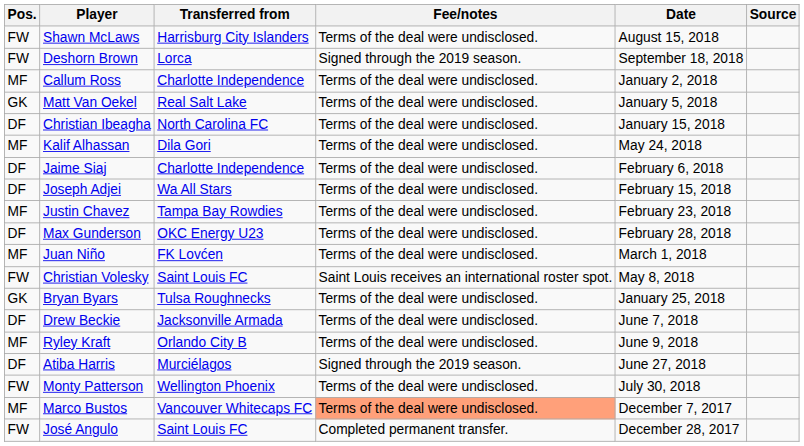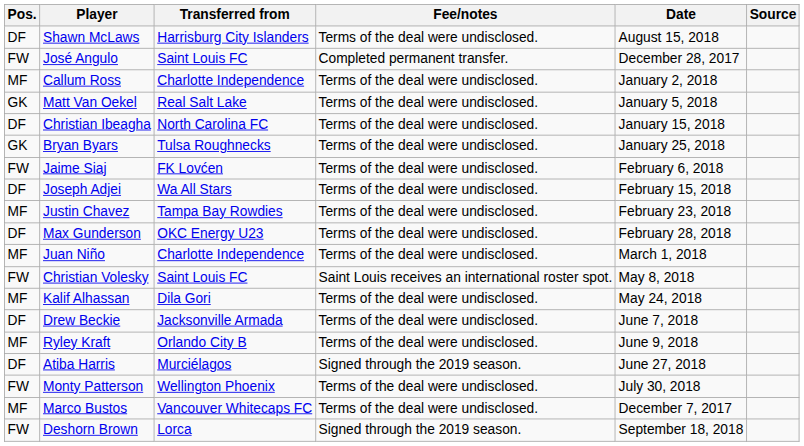(18, 37) FW -> (17, 37) DF
rows swapped: (80, 430) <-> (90, 59)
rows swapped: (80, 299) <-> (86, 146)
(17, 168) DF -> (18, 168) FW
(231, 168) Charlotte Independence -> (190, 168) FK Lovćen
(190, 255) FK Lovćen -> (231, 255) Charlotte Independence
(428, 408) lightsalmon background -> (428, 408) no background
